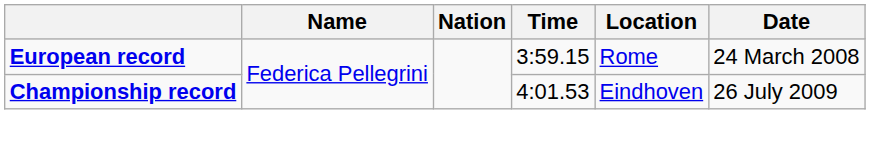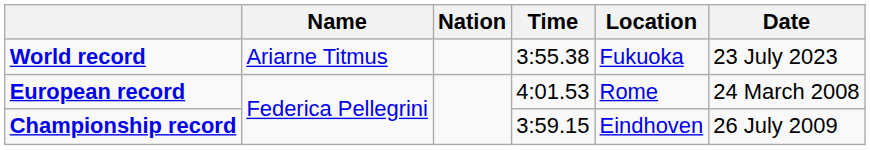+ row: (78, 56)
(553, 56) 3:59.15 -> (553, 91) 4:01.53
(553, 91) 4:01.53 -> (553, 126) 3:59.15
